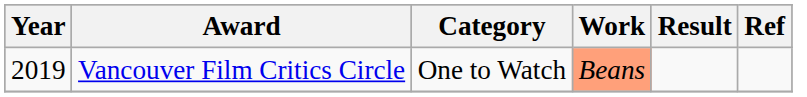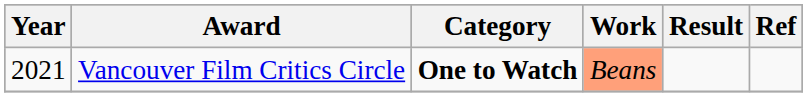(38, 69) 2019 -> (38, 69) 2021
(492, 69) normal -> (498, 69) bold
